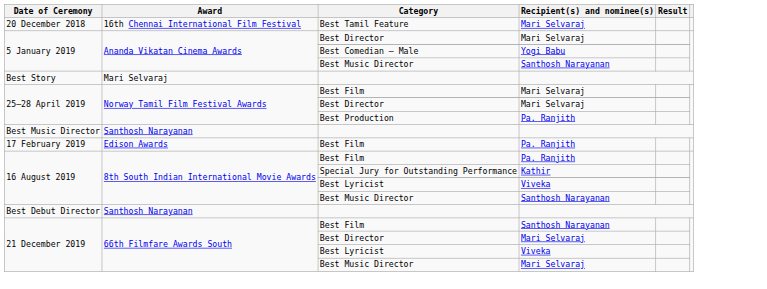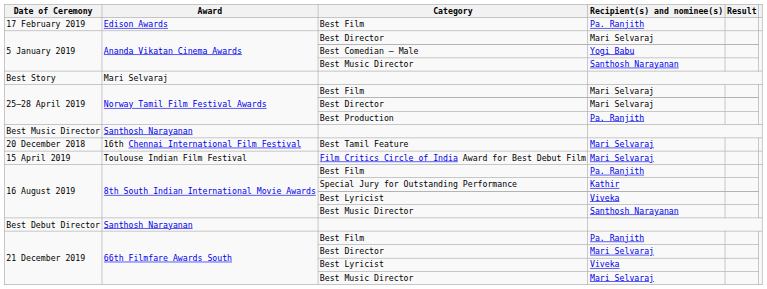rows swapped: (46, 24) <-> (46, 144)
+ row: (38, 158)
(565, 225) Santhosh Narayanan -> (617, 238) Pa. Ranjith
